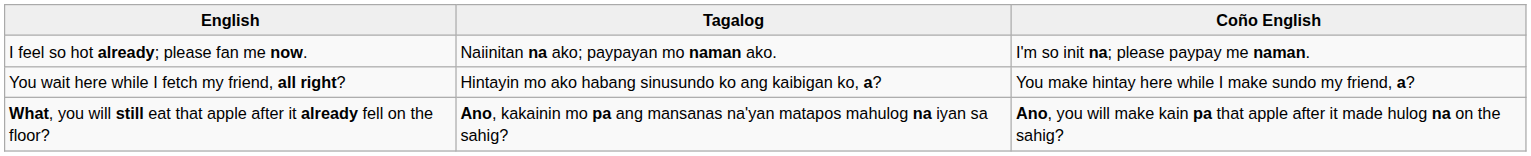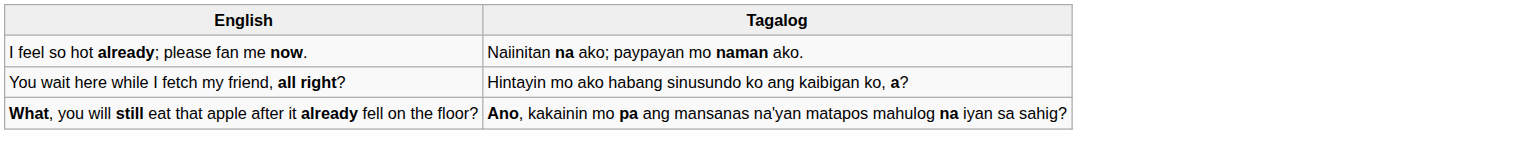- column: (1269, 21)
